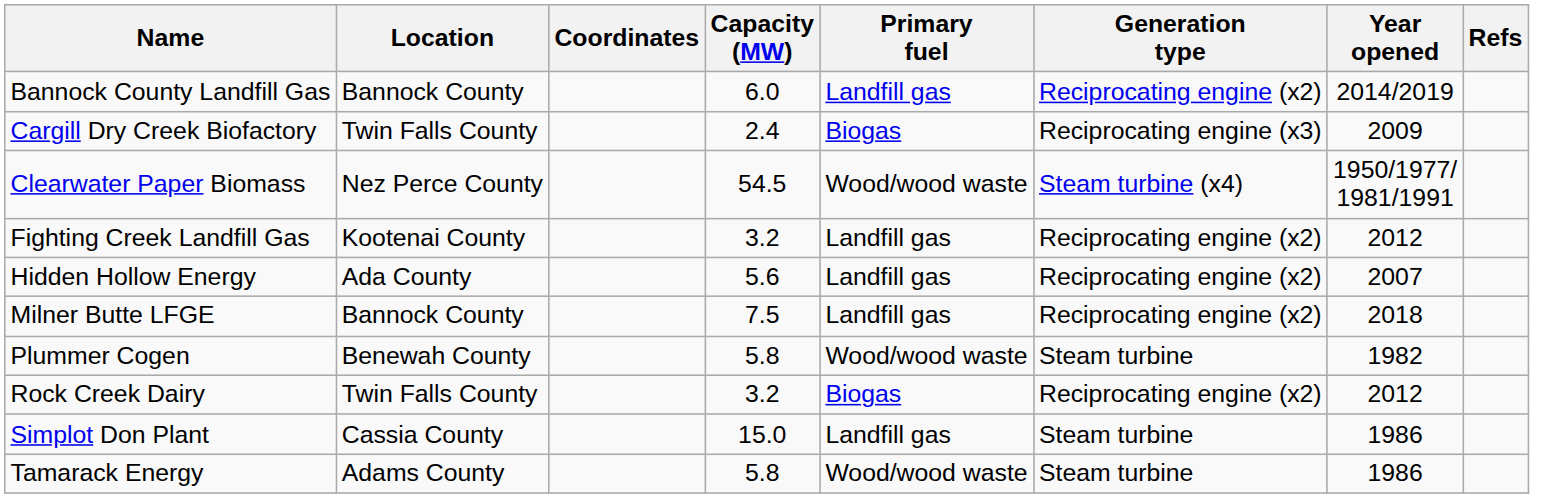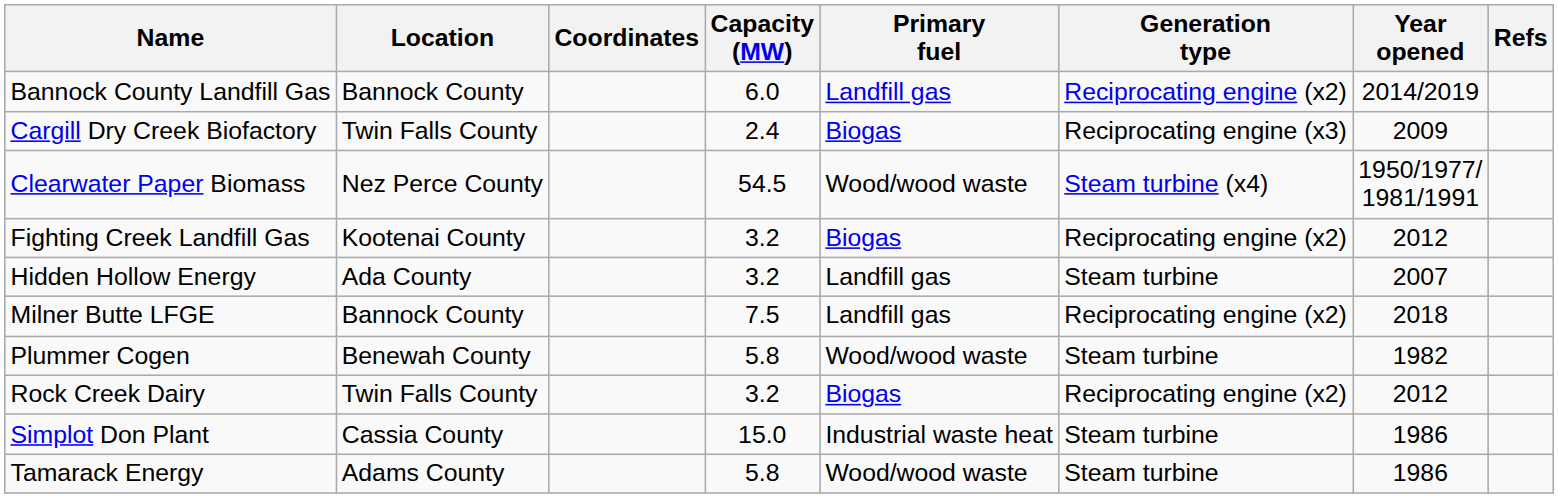(888, 237) Landfill gas -> (863, 237) Biogas
(762, 276) 5.6 -> (762, 276) 3.2
(1180, 276) Reciprocating engine (x2) -> (1141, 276) Steam turbine
(888, 433) Landfill gas -> (939, 433) Industrial waste heat
